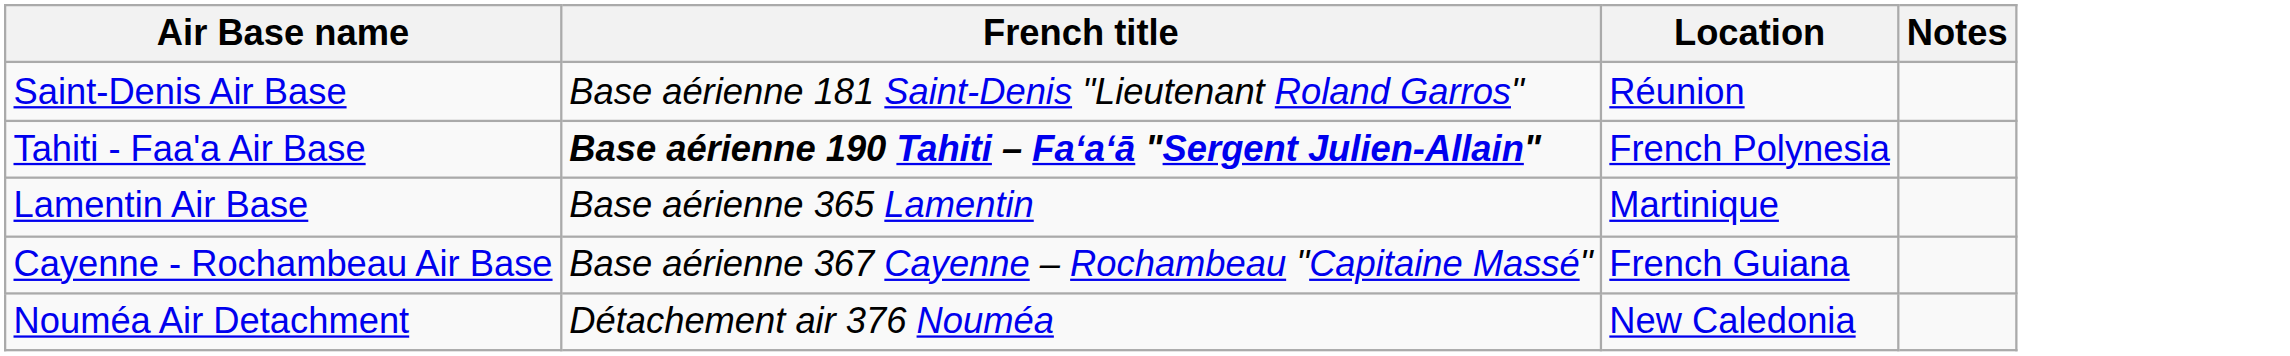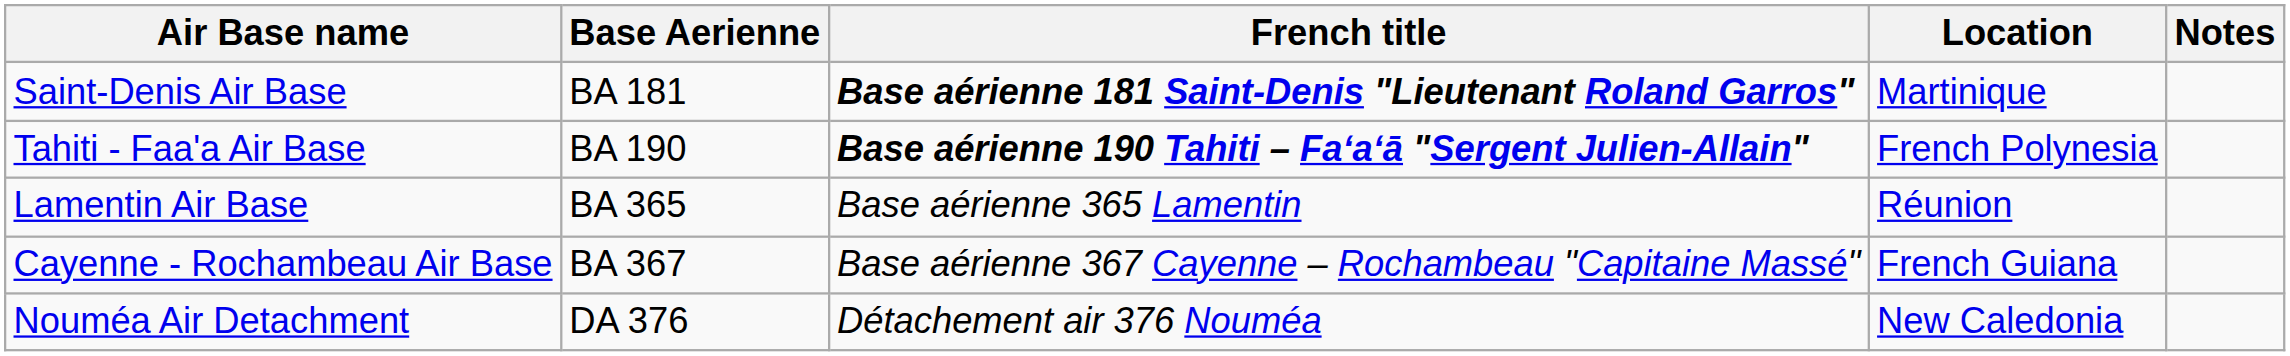+ column: (695, 33)
(1047, 90) normal -> (1346, 90) bold
(1677, 90) Réunion -> (1962, 90) Martinique
(1694, 206) Martinique -> (1945, 206) Réunion
